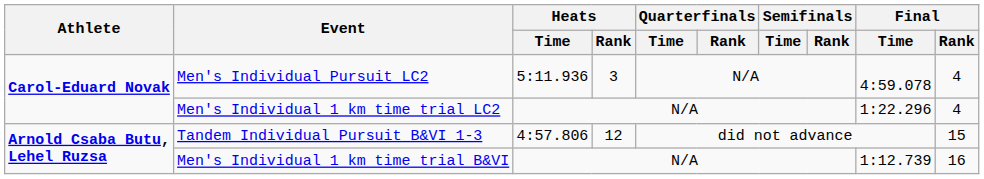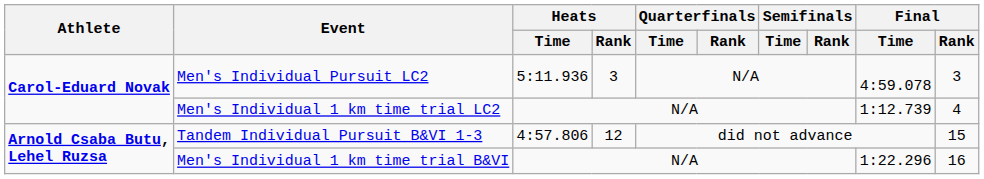(957, 76) 4 -> (957, 76) 3
(896, 110) 1:22.296 -> (896, 110) 1:12.739
(896, 161) 1:12.739 -> (896, 161) 1:22.296
